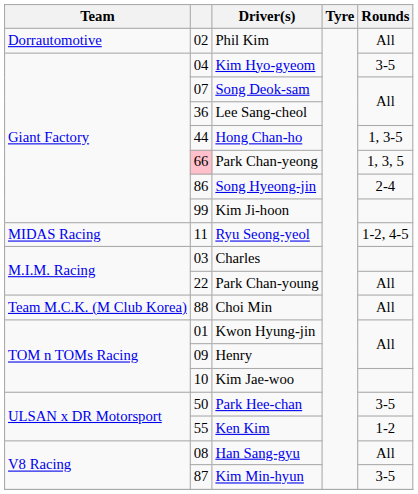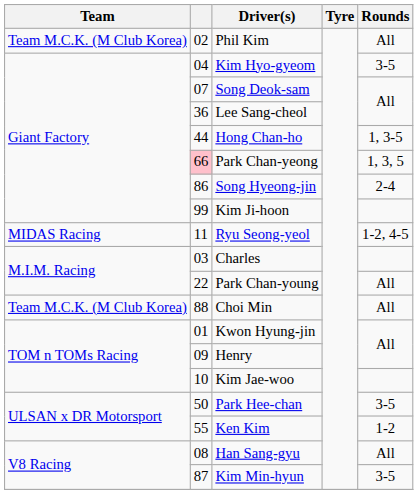(55, 40) Dorrautomotive -> (97, 40) Team M.C.K. (M Club Korea)
